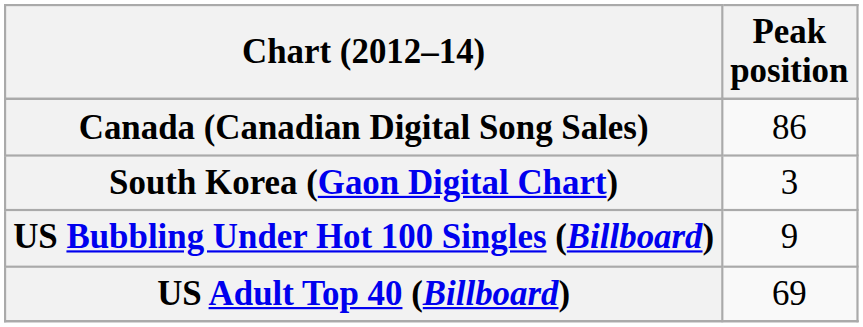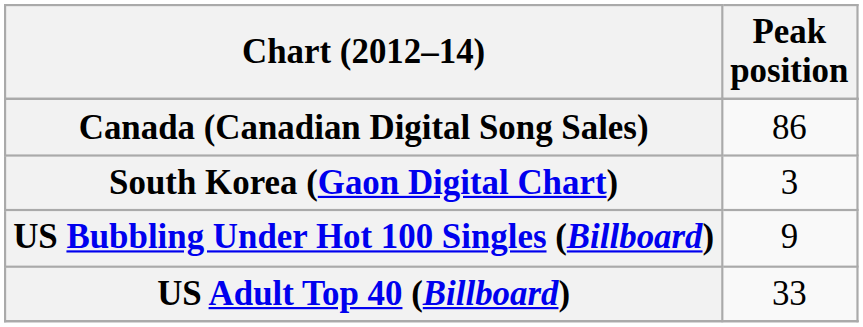(789, 292) 69 -> (789, 292) 33
